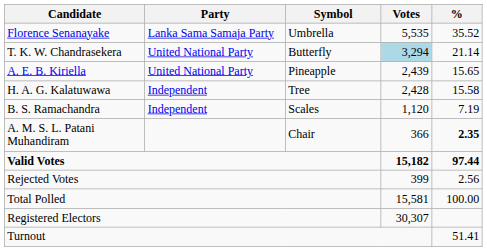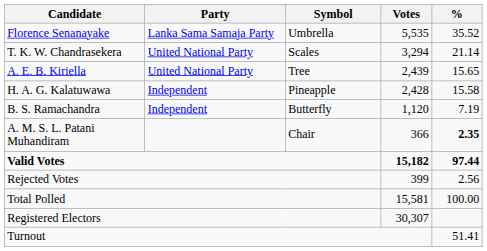(310, 52) Butterfly -> (304, 52) Scales
(415, 52) lightblue background -> (415, 52) no background
(312, 71) Pineapple -> (299, 71) Tree
(299, 90) Tree -> (312, 90) Pineapple
(304, 109) Scales -> (310, 109) Butterfly
